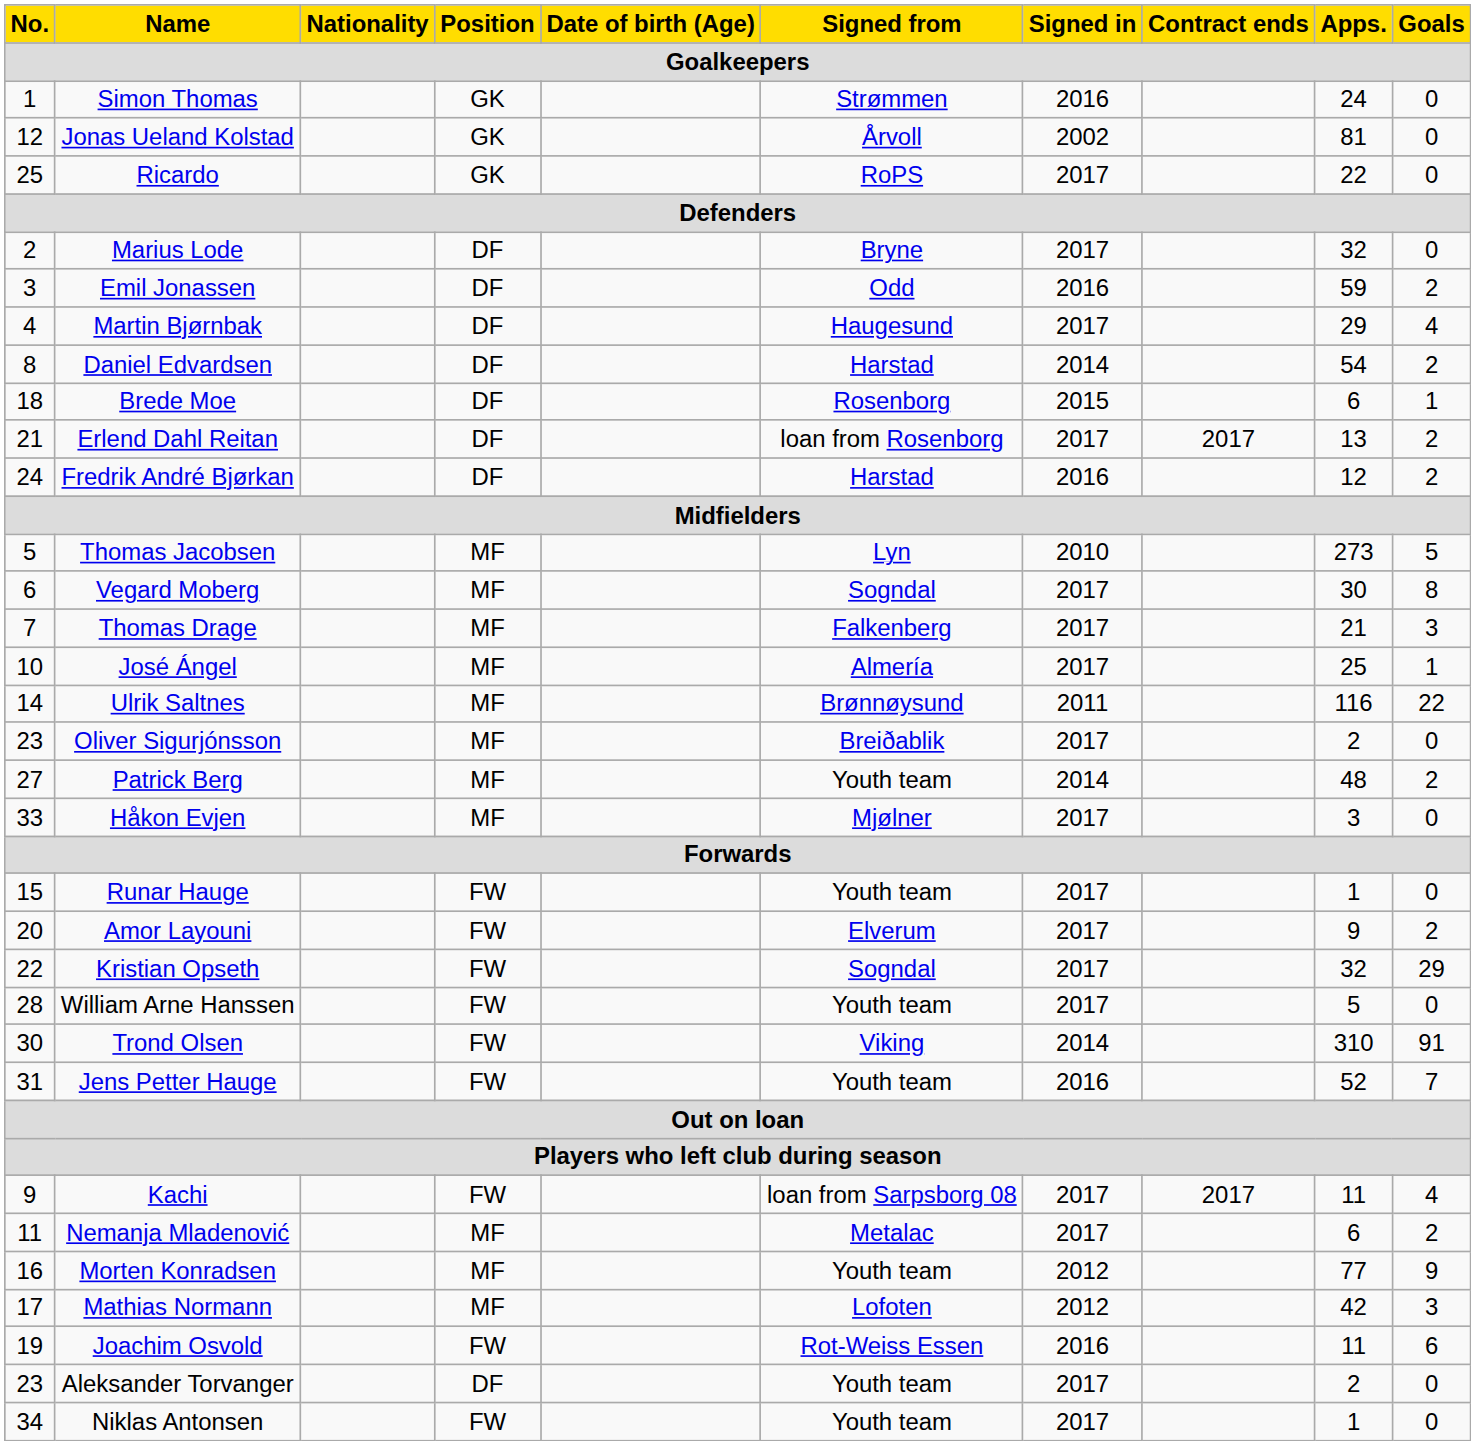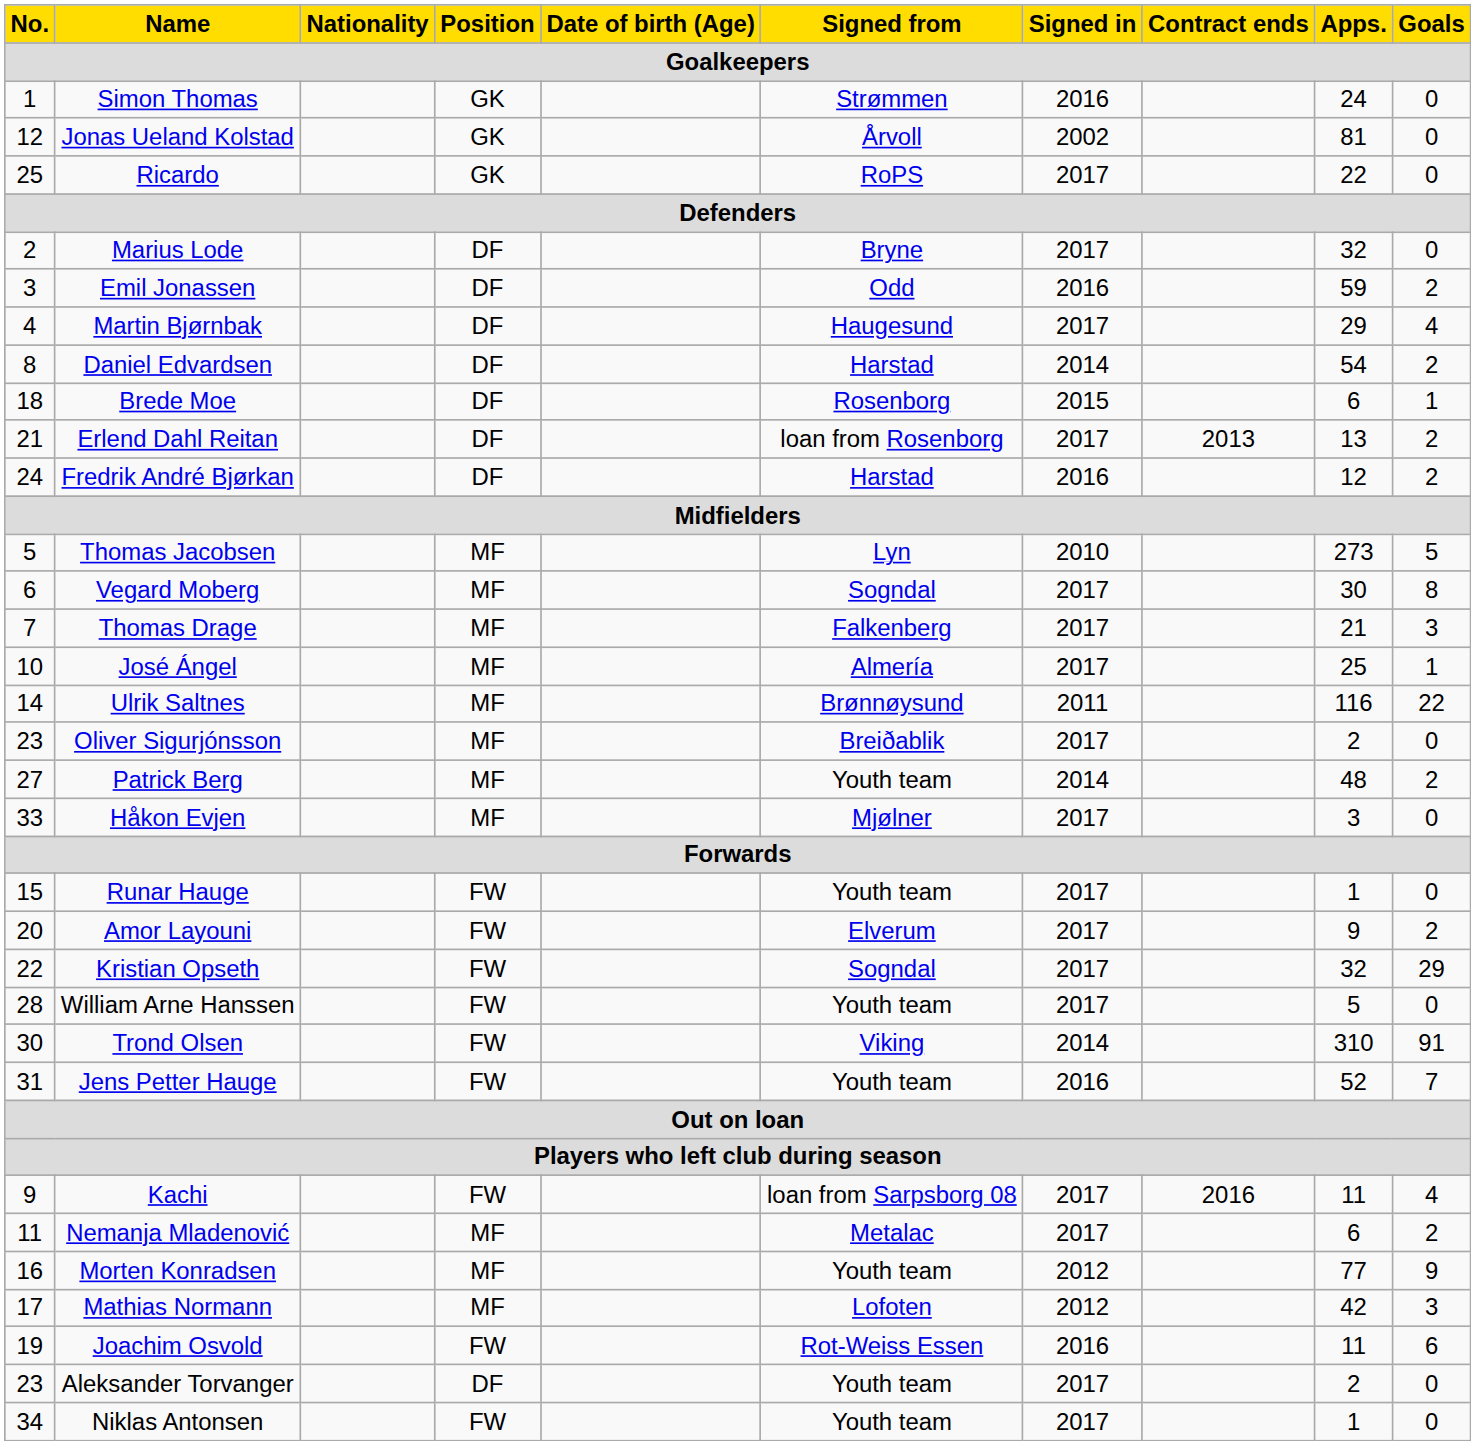(1228, 440) 2017 -> (1228, 440) 2013
(1228, 1195) 2017 -> (1228, 1195) 2016
